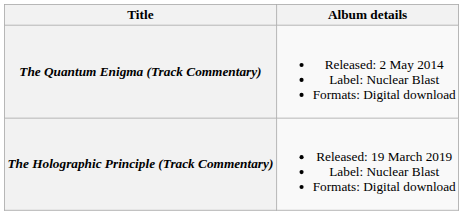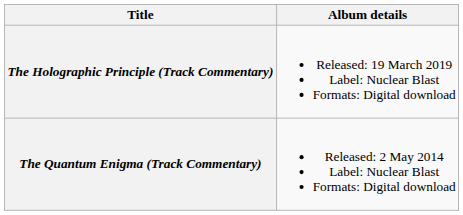rows swapped: (140, 71) <-> (140, 164)
